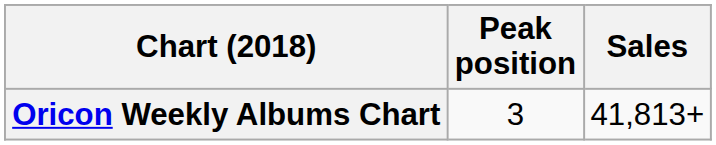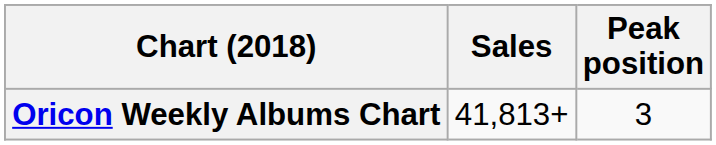columns swapped: (515, 46) <-> (647, 46)
